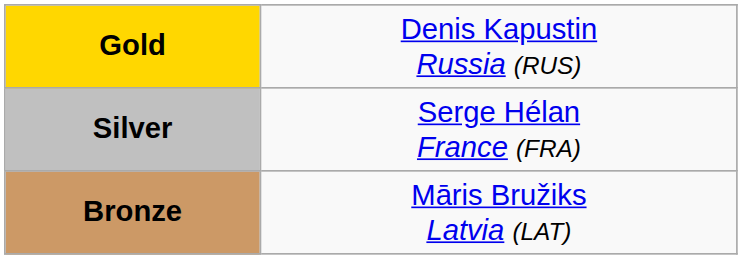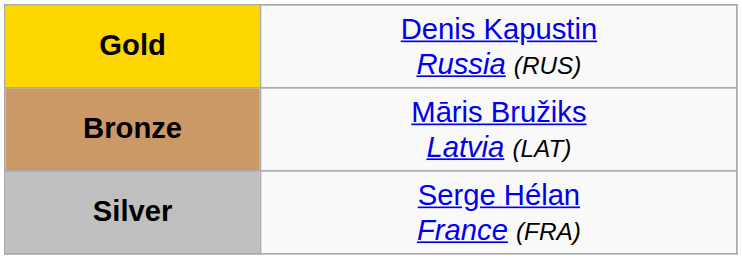rows swapped: (133, 128) <-> (133, 211)
